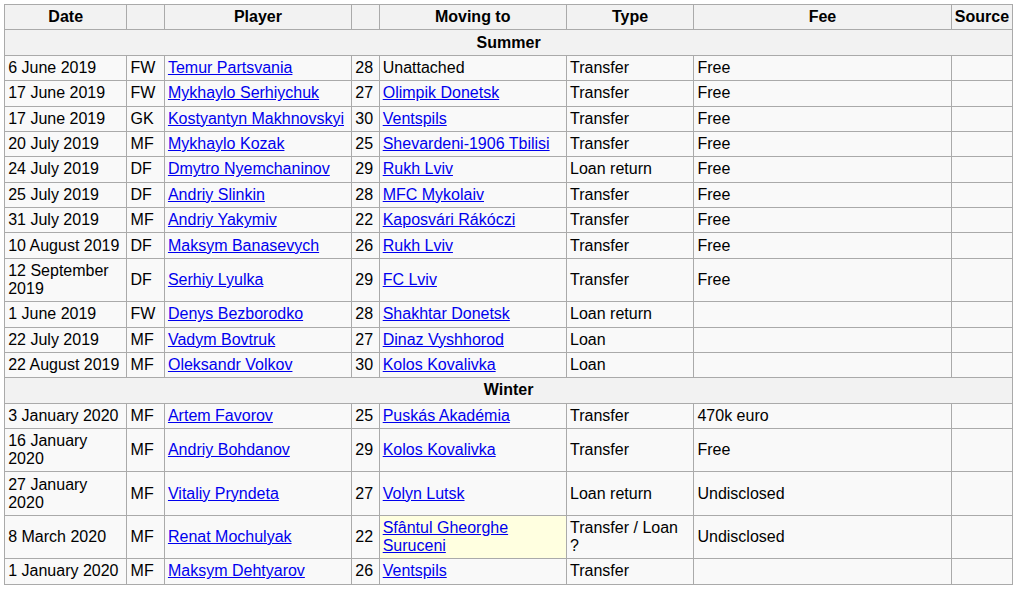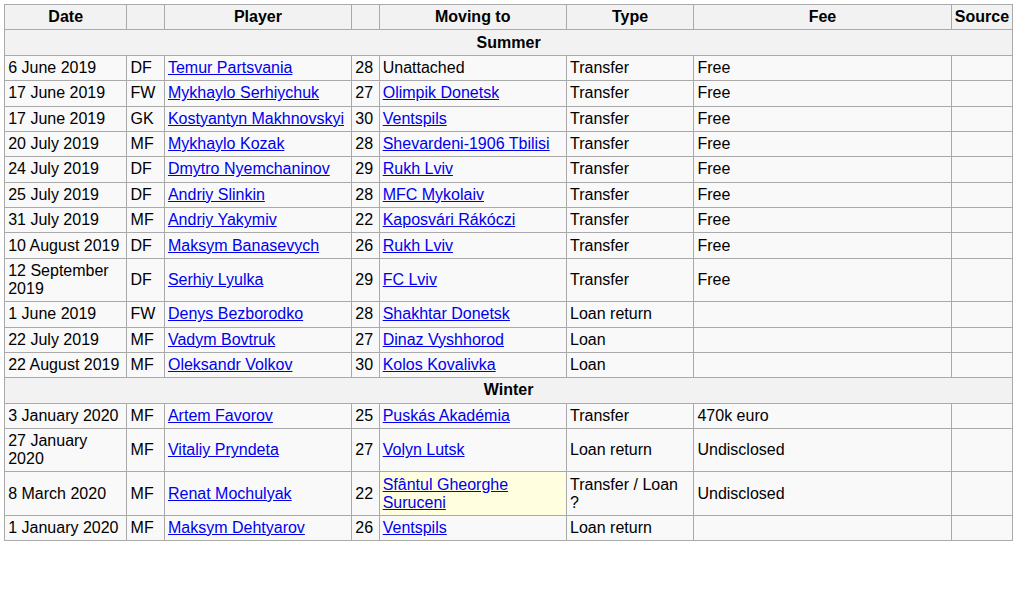(143, 67) FW -> (141, 67) DF
(364, 144) 25 -> (364, 144) 28
(611, 169) Loan return -> (600, 169) Transfer
- row: (229, 450)
(600, 571) Transfer -> (611, 527) Loan return
